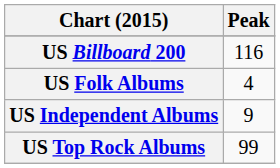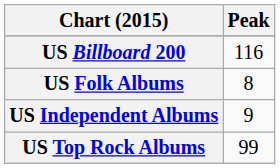(249, 83) 4 -> (249, 83) 8
